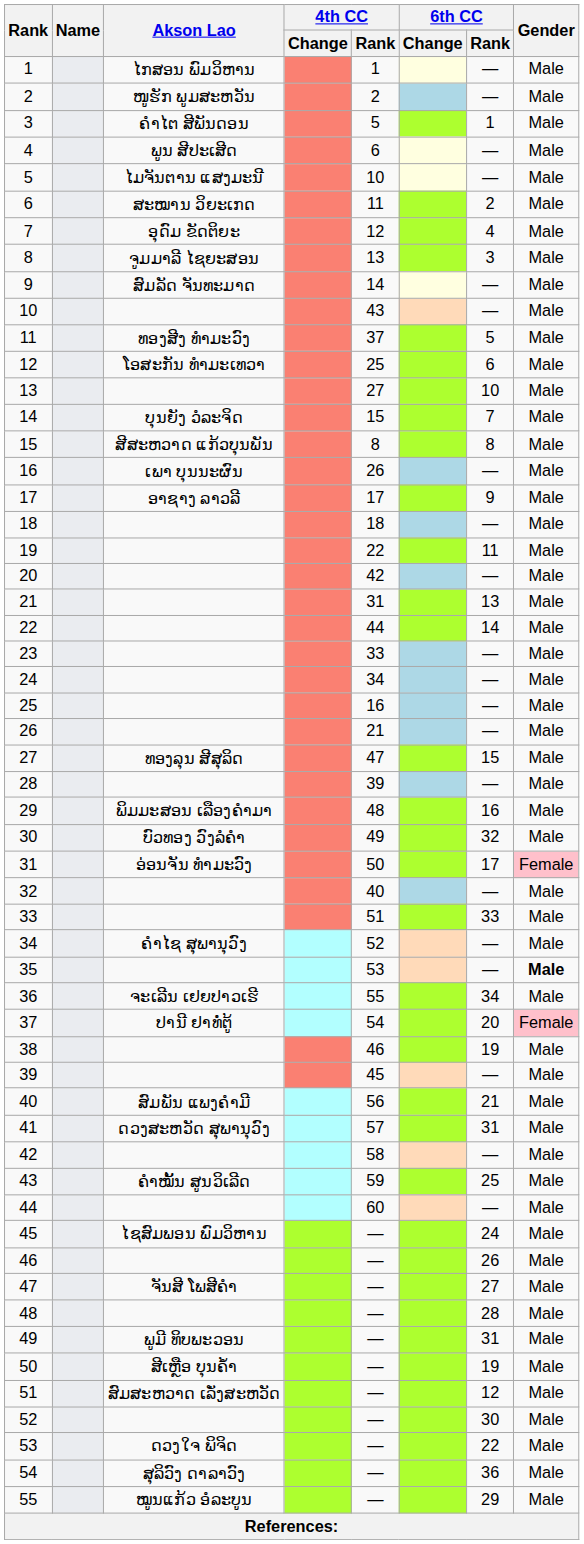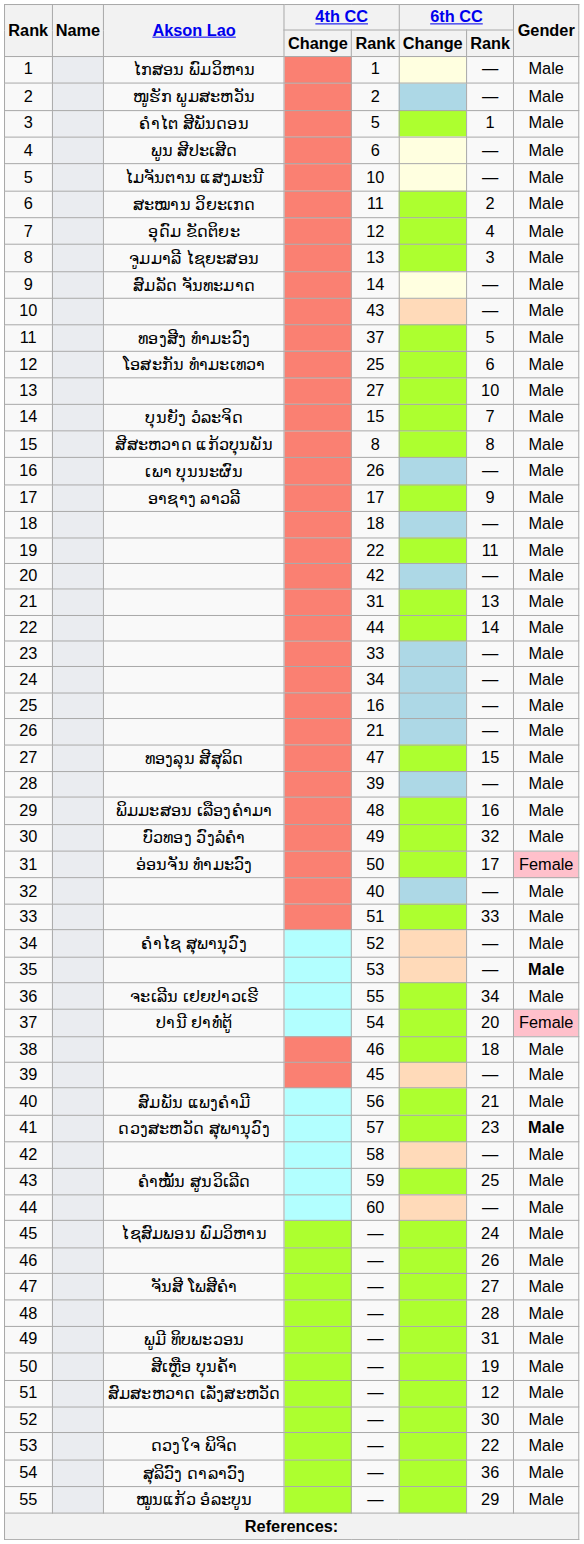(490, 1049) 19 -> (490, 1049) 18
(490, 1128) 31 -> (490, 1128) 23
(546, 1128) normal -> (546, 1128) bold
